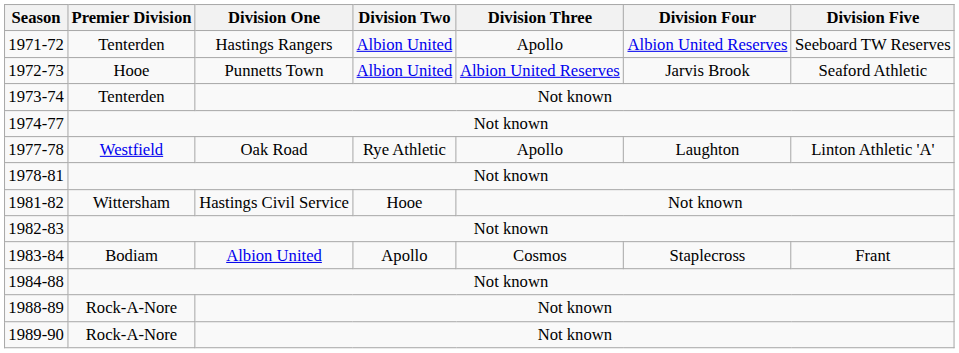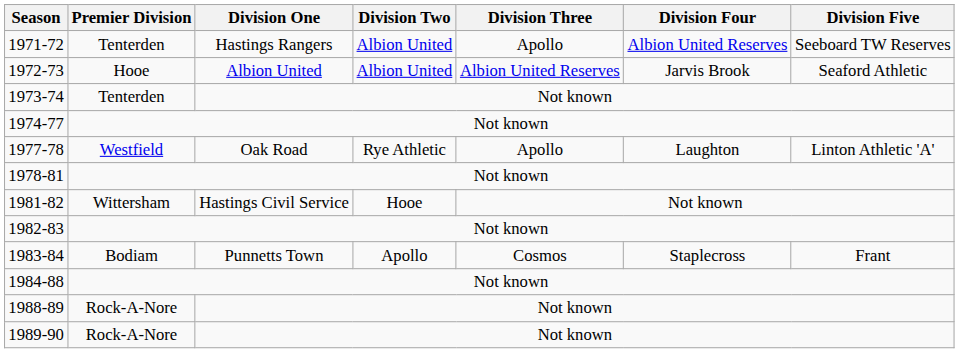(274, 70) Punnetts Town -> (274, 70) Albion United
(274, 255) Albion United -> (274, 255) Punnetts Town
